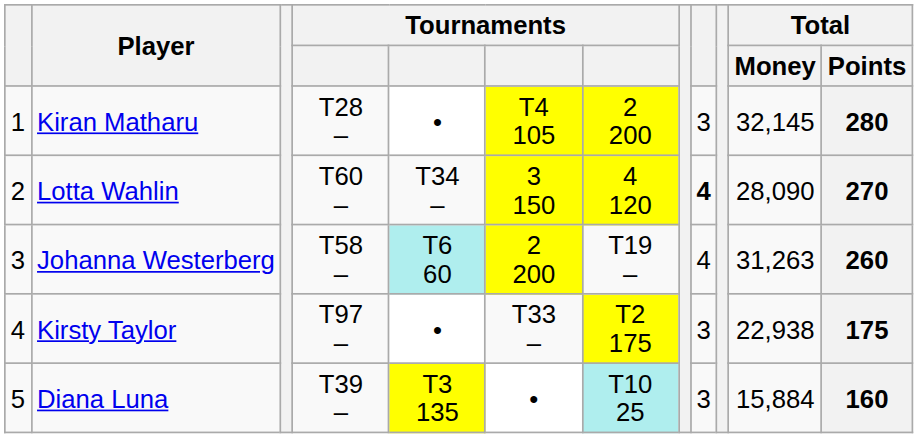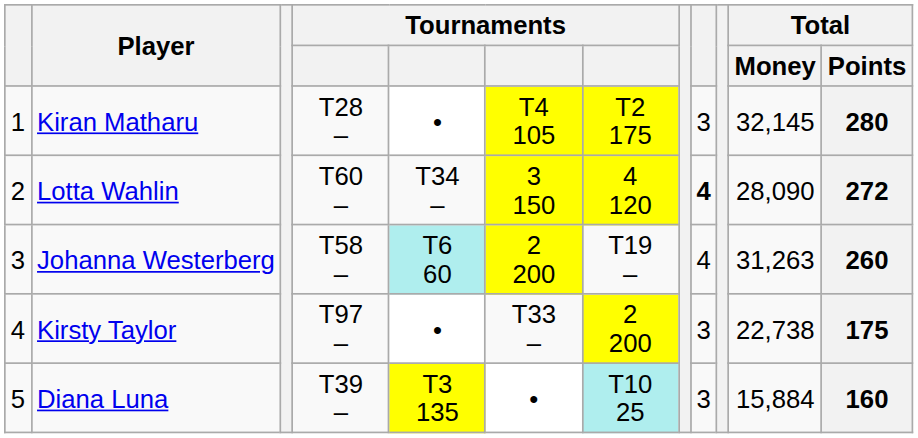(630, 121) 2 200 -> (630, 121) T2 175
(867, 190) 270 -> (867, 190) 272
(630, 329) T2 175 -> (630, 329) 2 200
(775, 329) 22,938 -> (775, 329) 22,738
